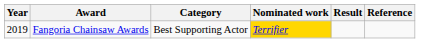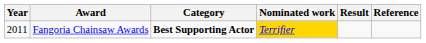(17, 29) 2019 -> (17, 29) 2011
(201, 29) normal -> (204, 29) bold
